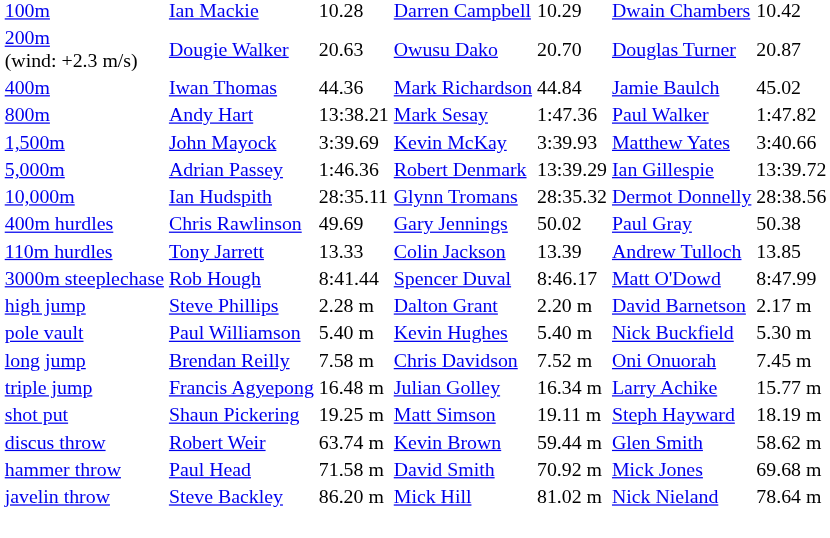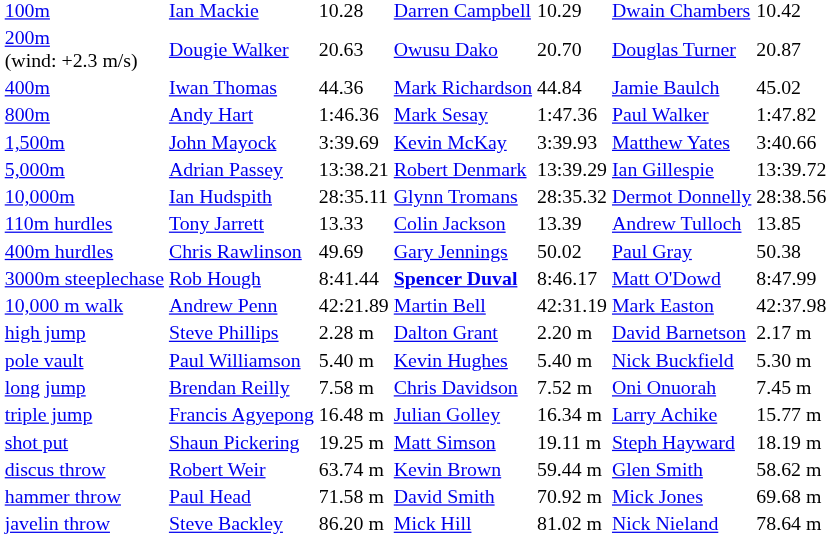(354, 114) 13:38.21 -> (349, 114) 1:46.36
(349, 169) 1:46.36 -> (354, 169) 13:38.21
rows swapped: (59, 251) <-> (59, 224)
(452, 278) normal -> (456, 278) bold
+ row: (64, 305)
